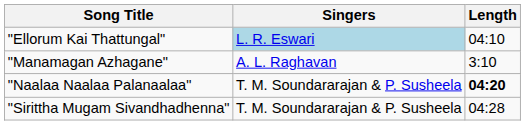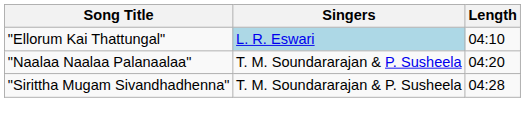- row: (88, 62)
(487, 85) bold -> (487, 62) normal
